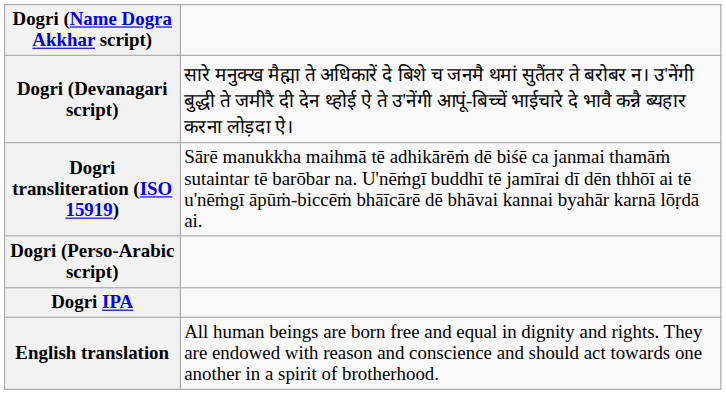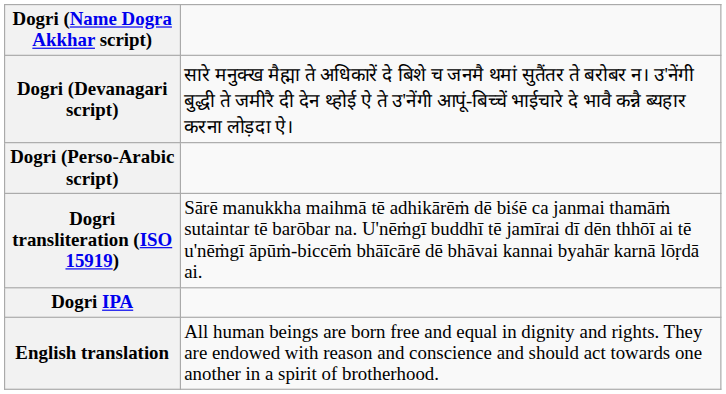rows swapped: (92, 261) <-> (92, 189)
